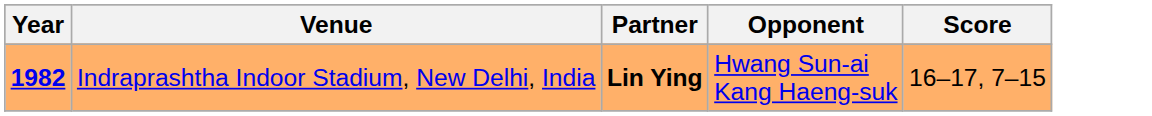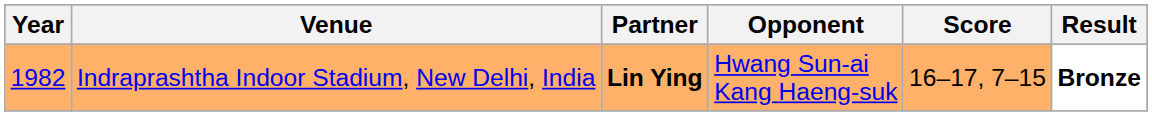+ column: (1099, 25)
(38, 77) bold -> (38, 77) normal
